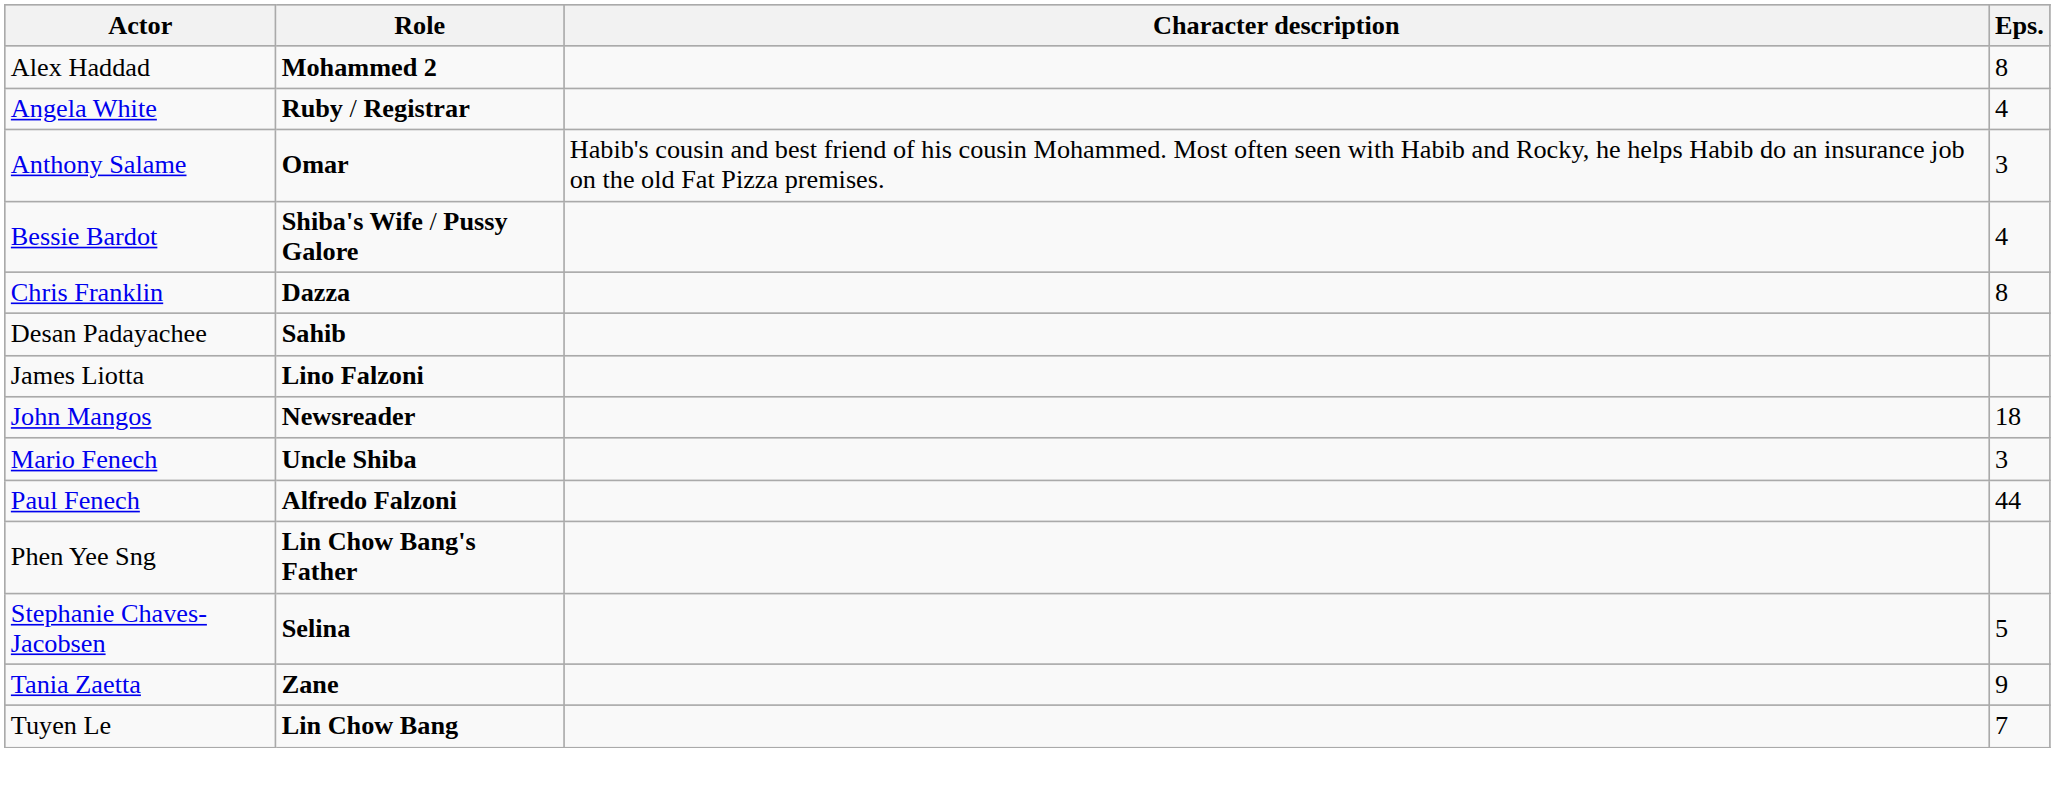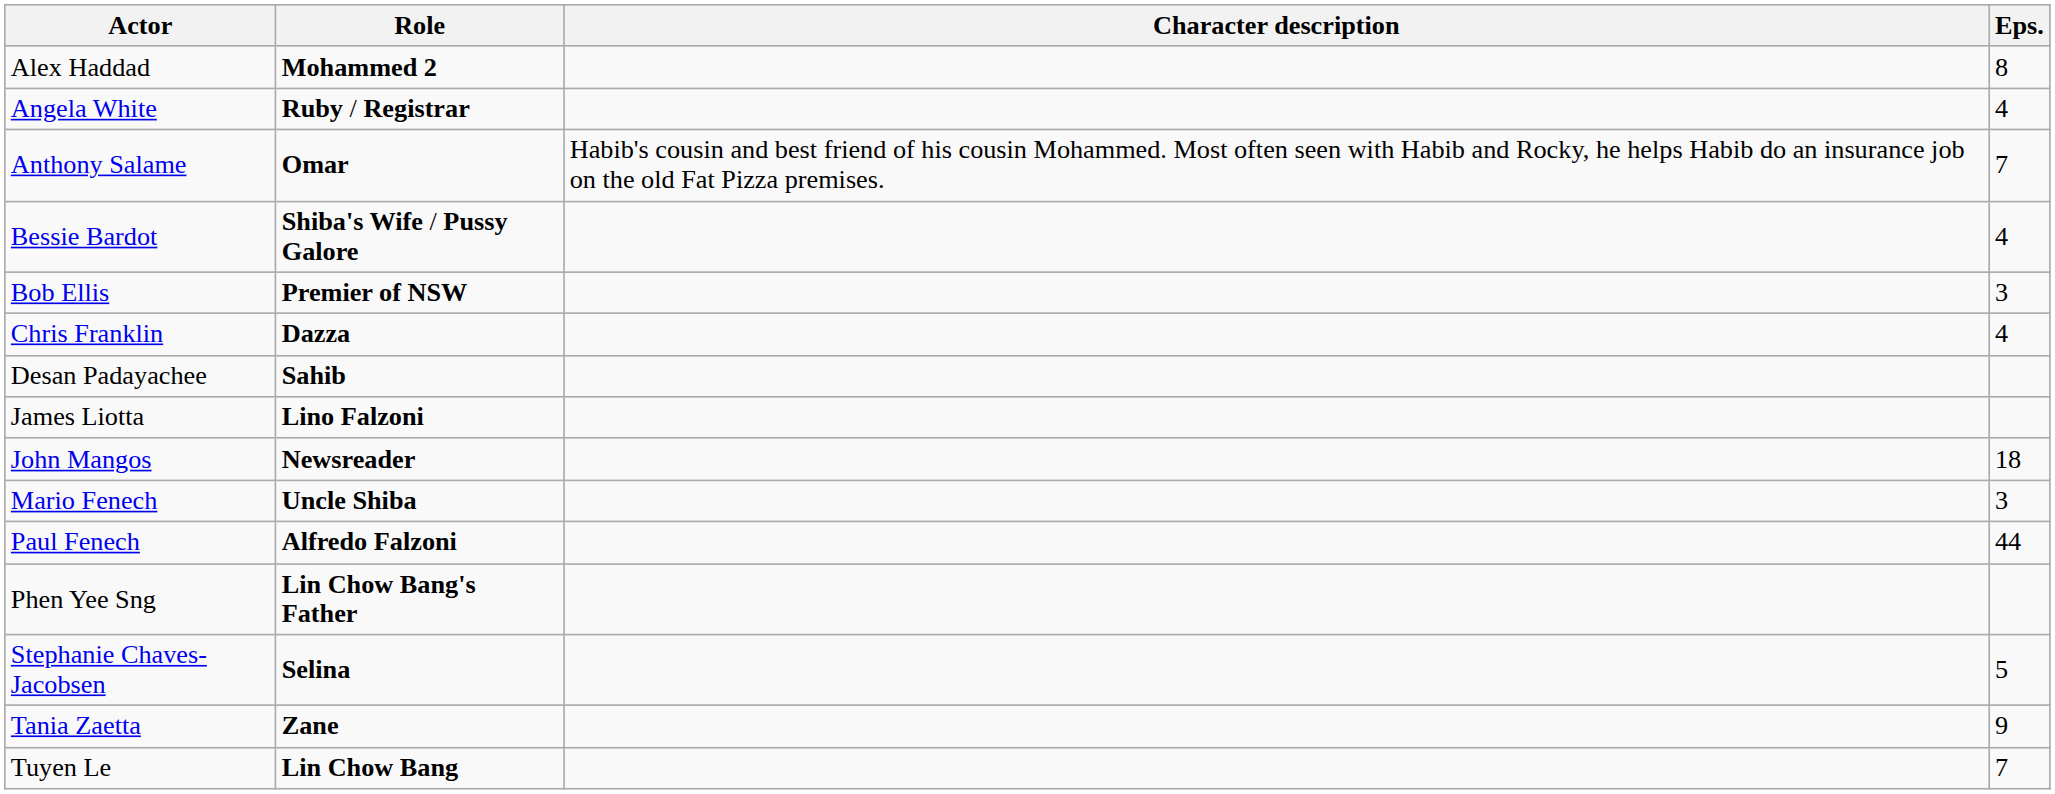(2001, 164) 3 -> (2001, 164) 7
+ row: (60, 292)
(2001, 292) 8 -> (2001, 334) 4
